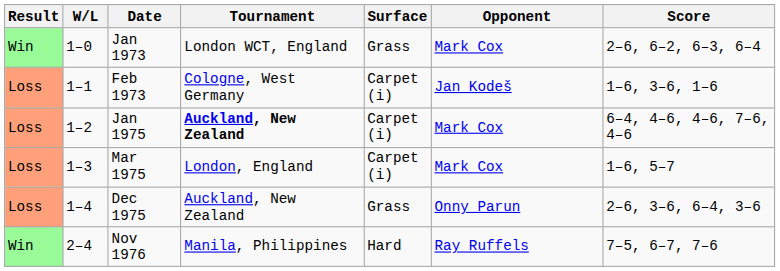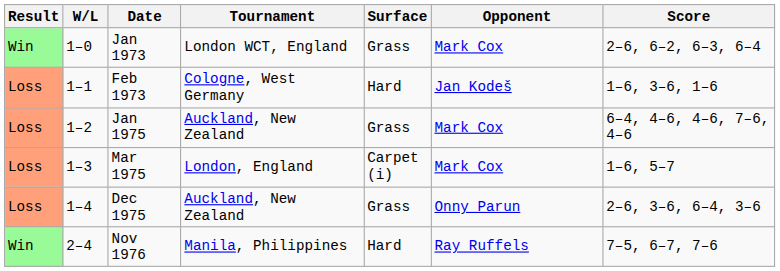(393, 88) Carpet (i) -> (384, 88) Hard
(240, 127) bold -> (240, 127) normal
(393, 127) Carpet (i) -> (389, 127) Grass
